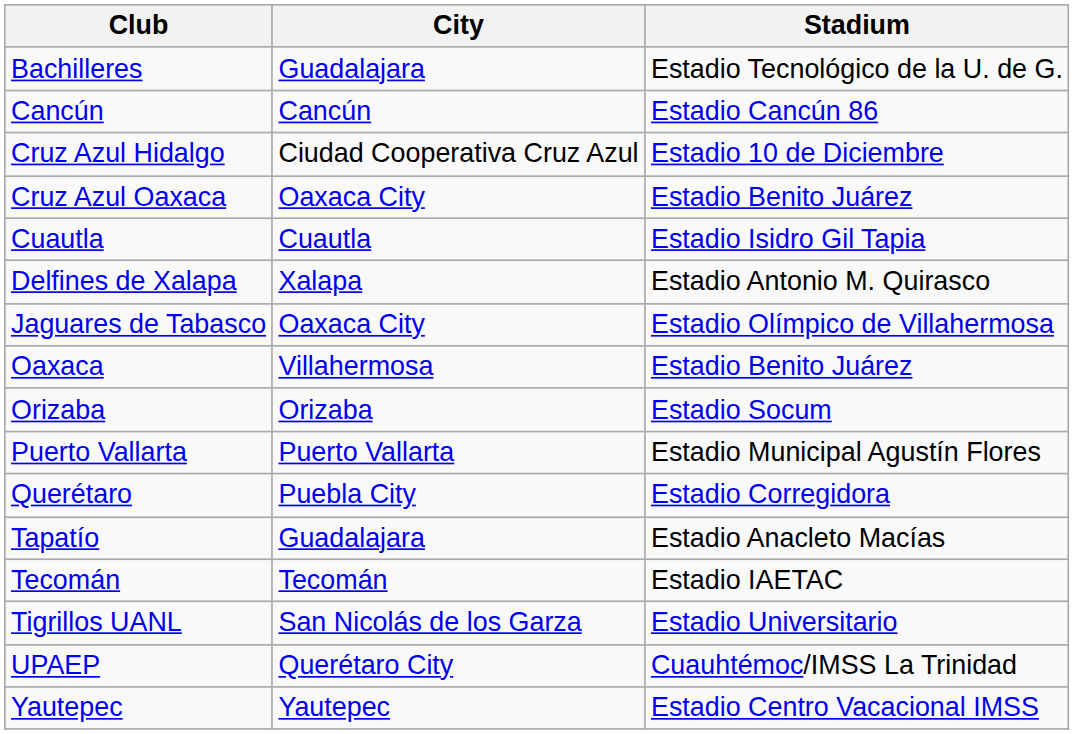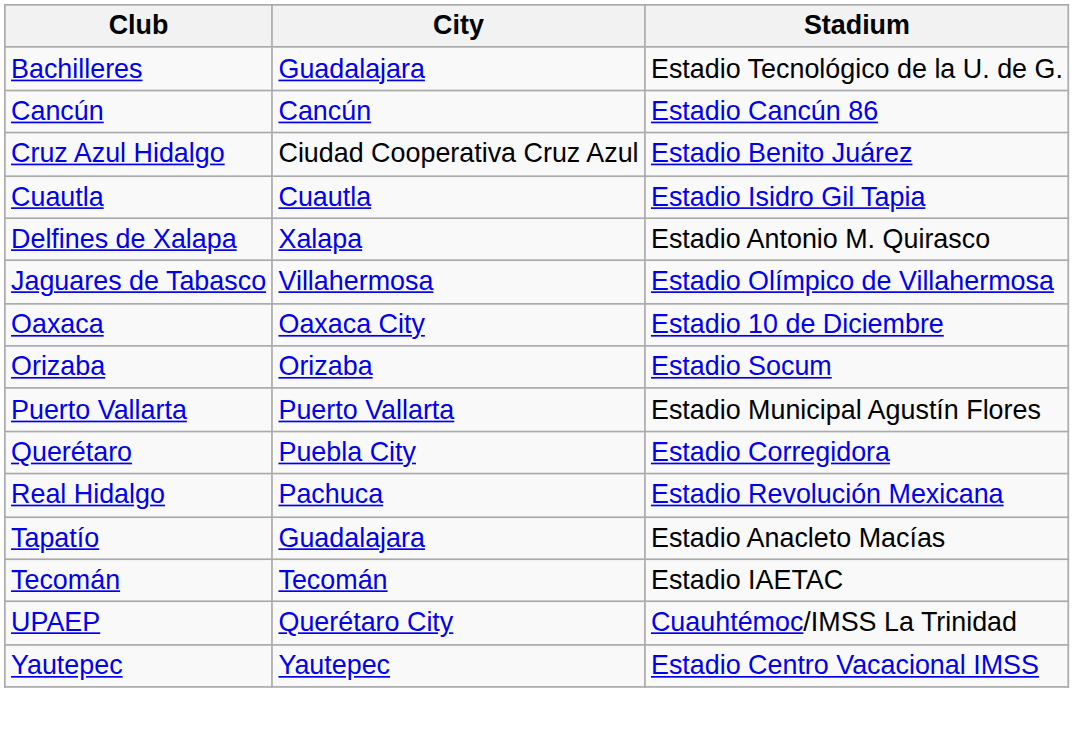(797, 153) Estadio 10 de Diciembre -> (782, 153) Estadio Benito Juárez
- row: (119, 196)
(352, 324) Oaxaca City -> (356, 281) Villahermosa
(356, 366) Villahermosa -> (352, 324) Oaxaca City
(782, 366) Estadio Benito Juárez -> (797, 324) Estadio 10 de Diciembre
+ row: (88, 494)
- row: (96, 622)
